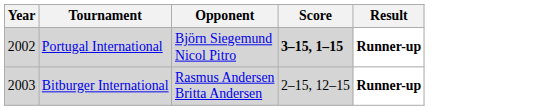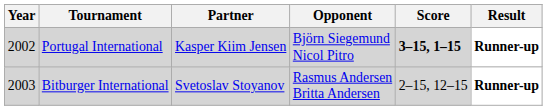+ column: (231, 16)
